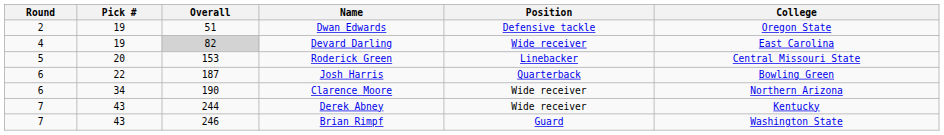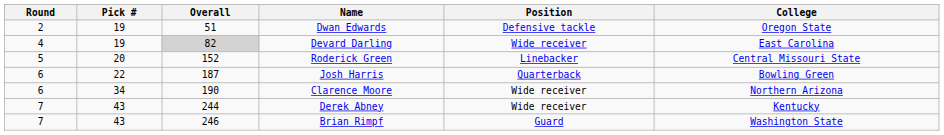(210, 59) 153 -> (210, 59) 152
